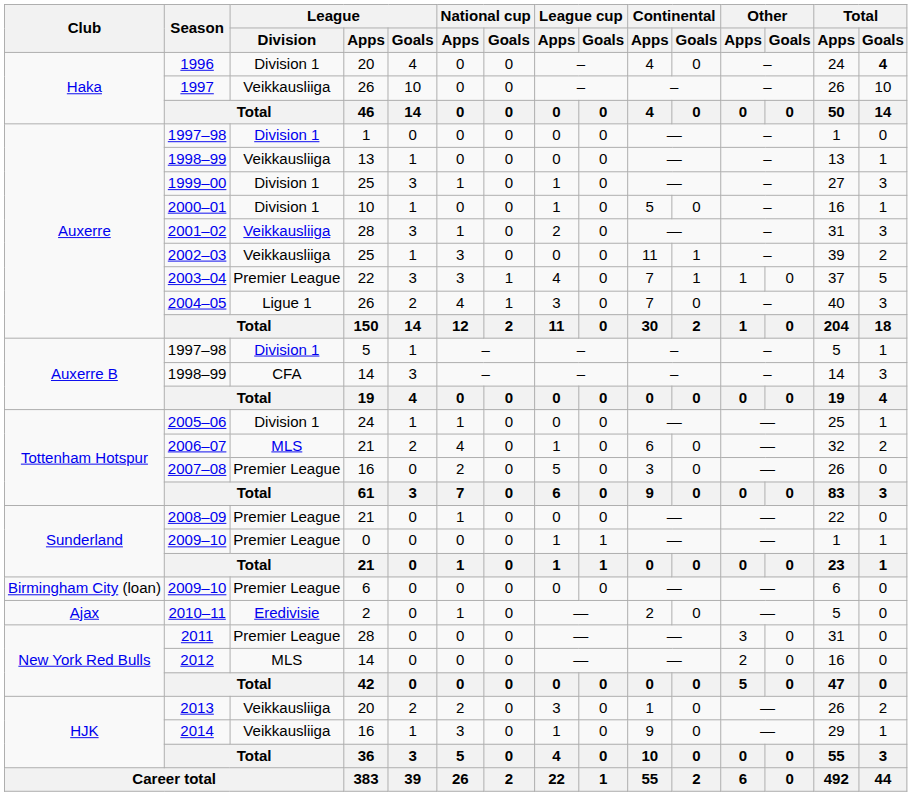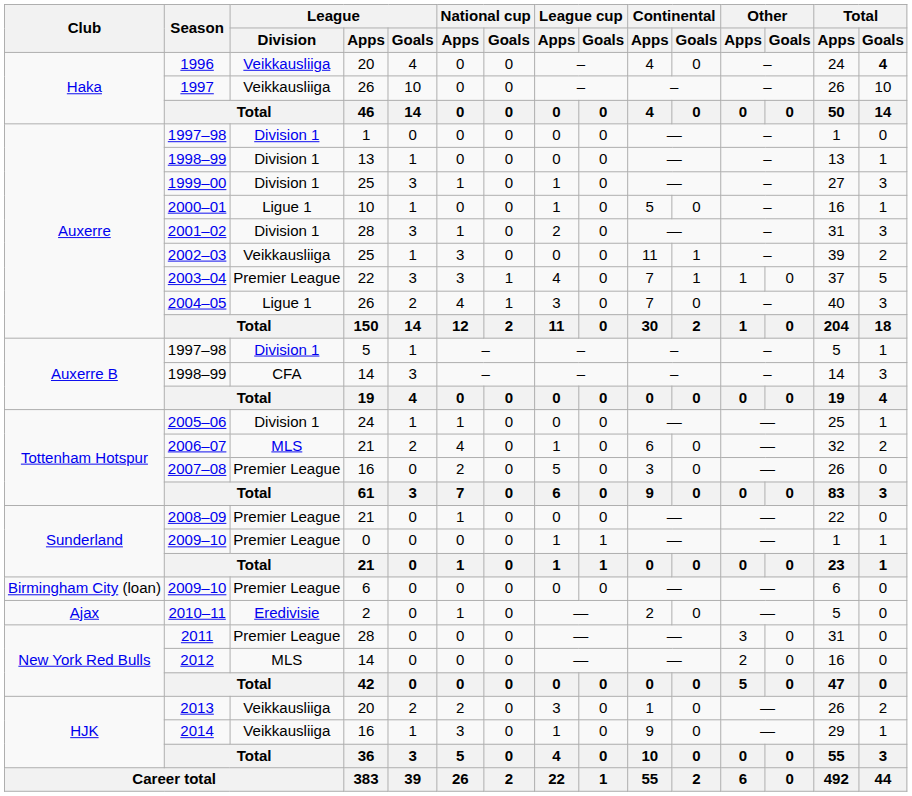(287, 64) Division 1 -> (287, 64) Veikkausliiga
(287, 159) Veikkausliiga -> (287, 159) Division 1
(287, 207) Division 1 -> (287, 207) Ligue 1
(287, 231) Veikkausliiga -> (287, 231) Division 1
